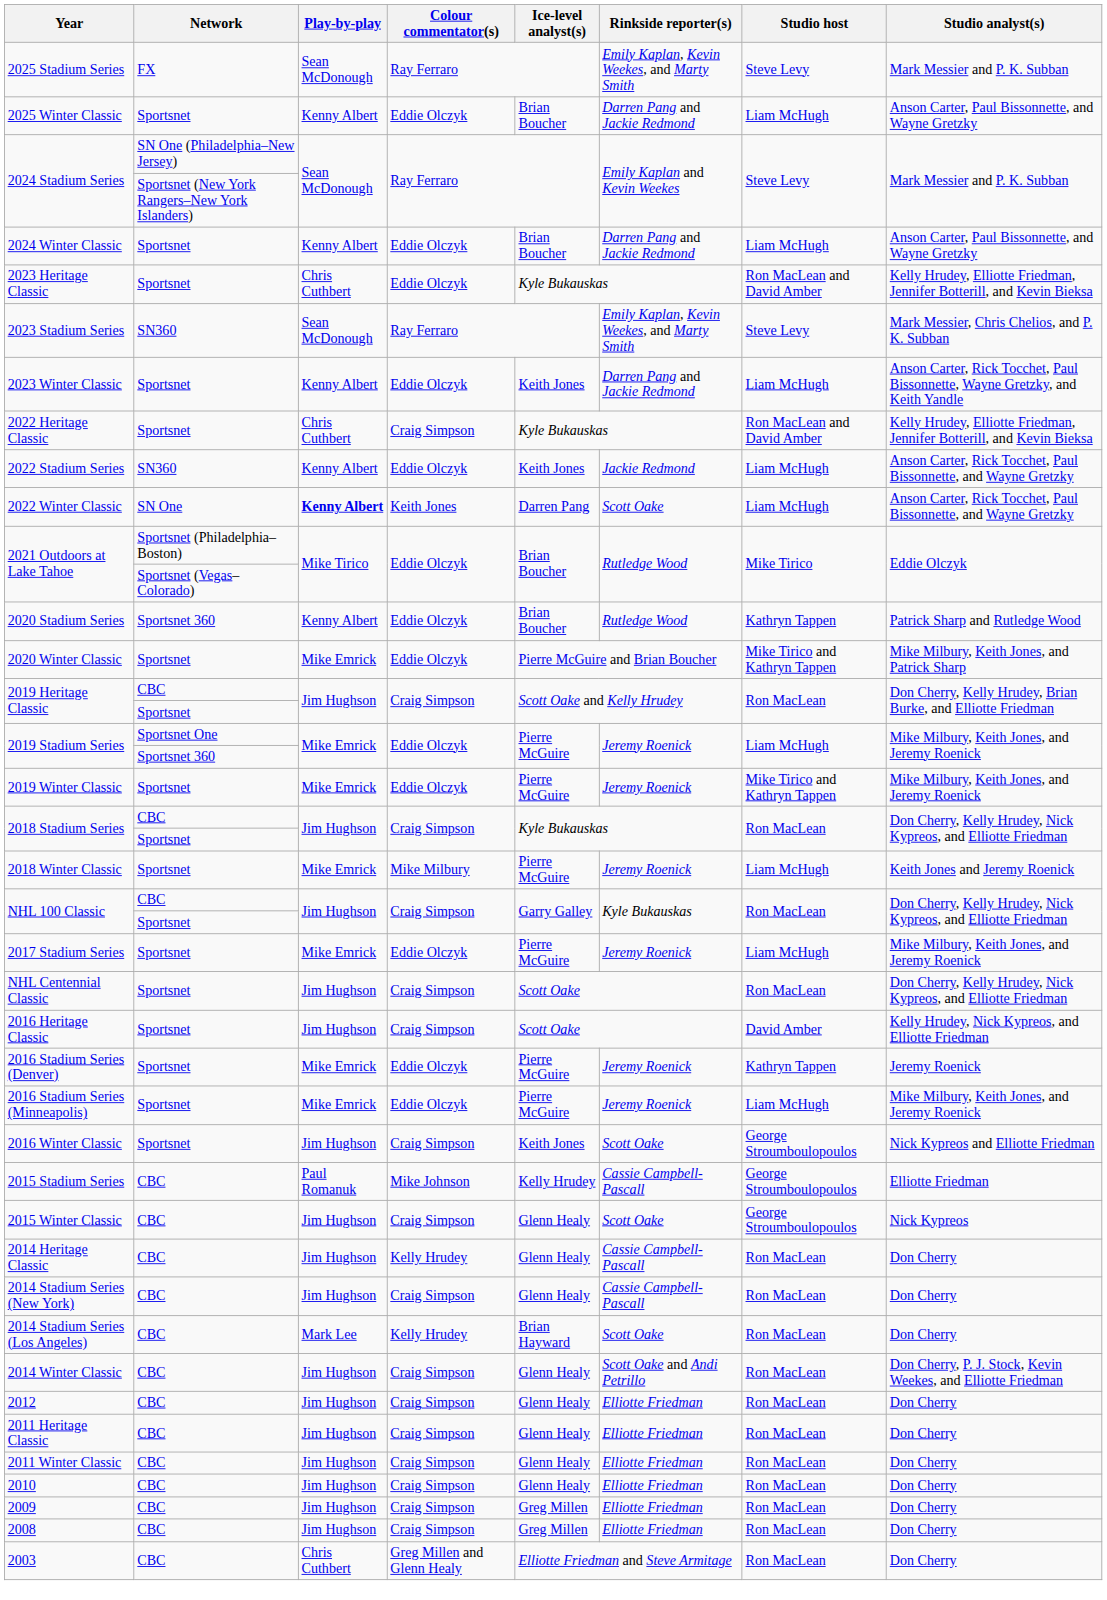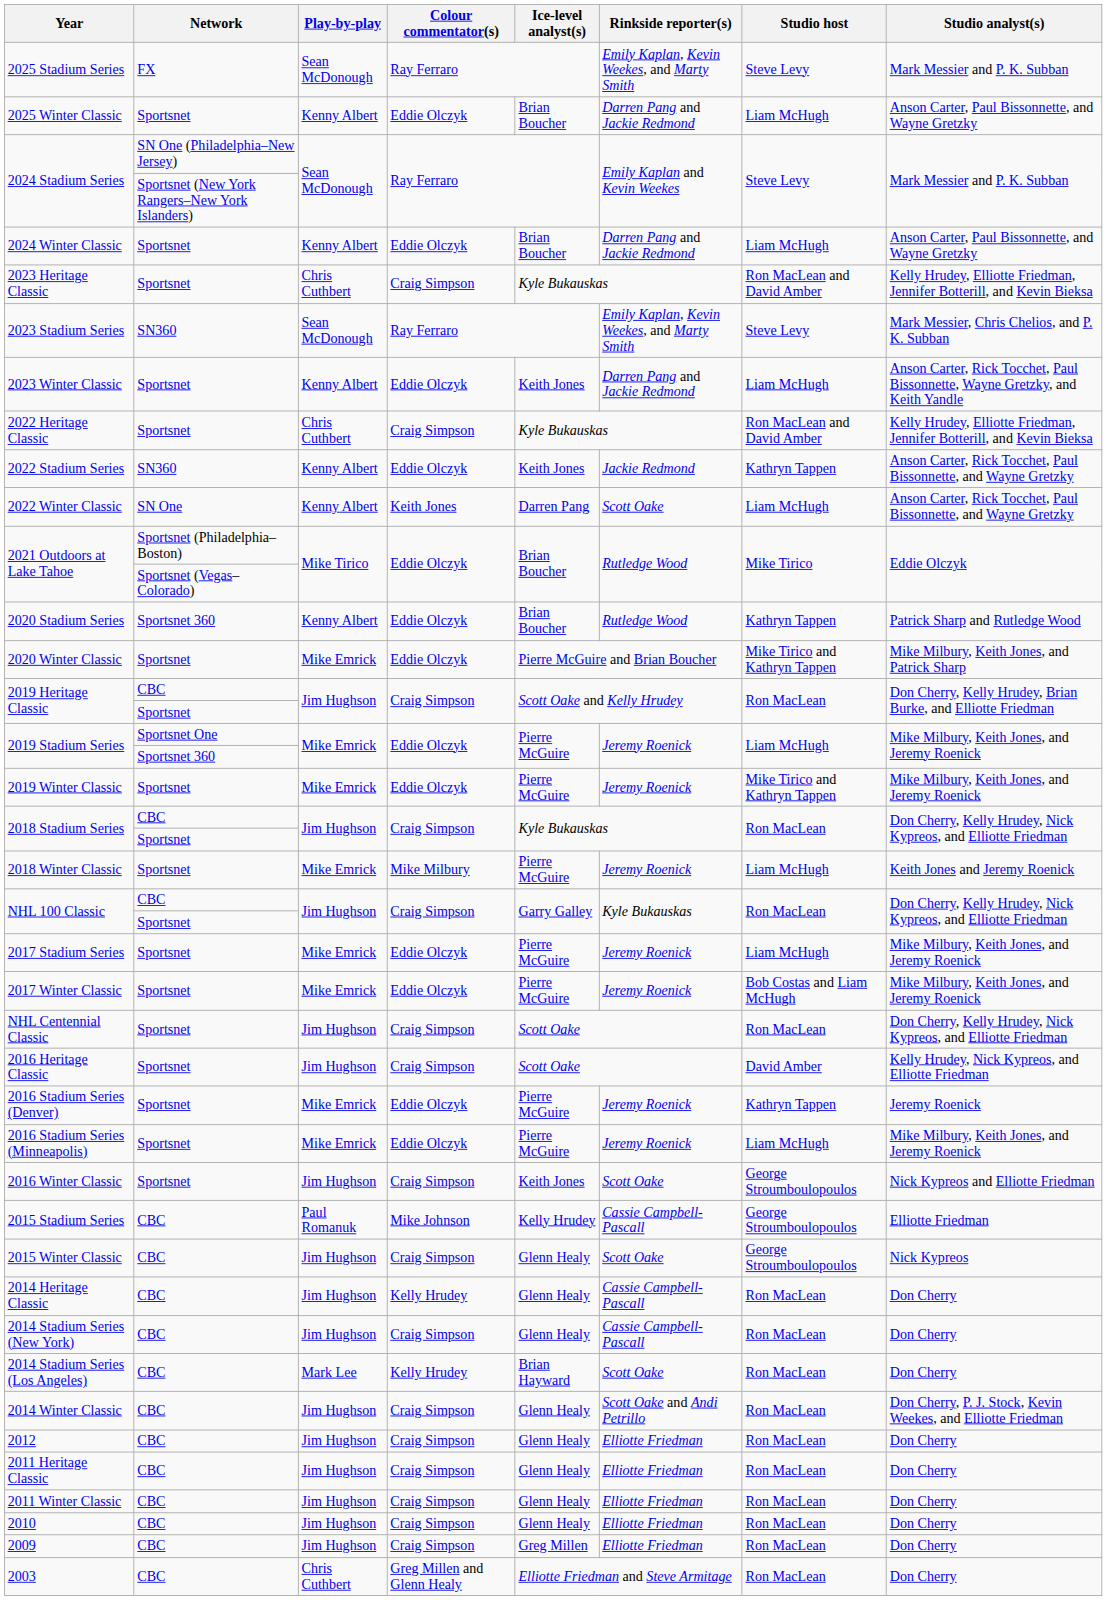(429, 284) Eddie Olczyk -> (432, 284) Craig Simpson
(787, 468) Liam McHugh -> (791, 468) Kathryn Tappen
(342, 506) bold -> (340, 506) normal
+ row: (65, 990)
- row: (22, 1530)
